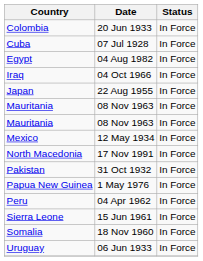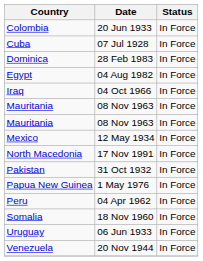+ row: (27, 59)
- row: (20, 91)
- row: (35, 216)
+ row: (30, 248)
